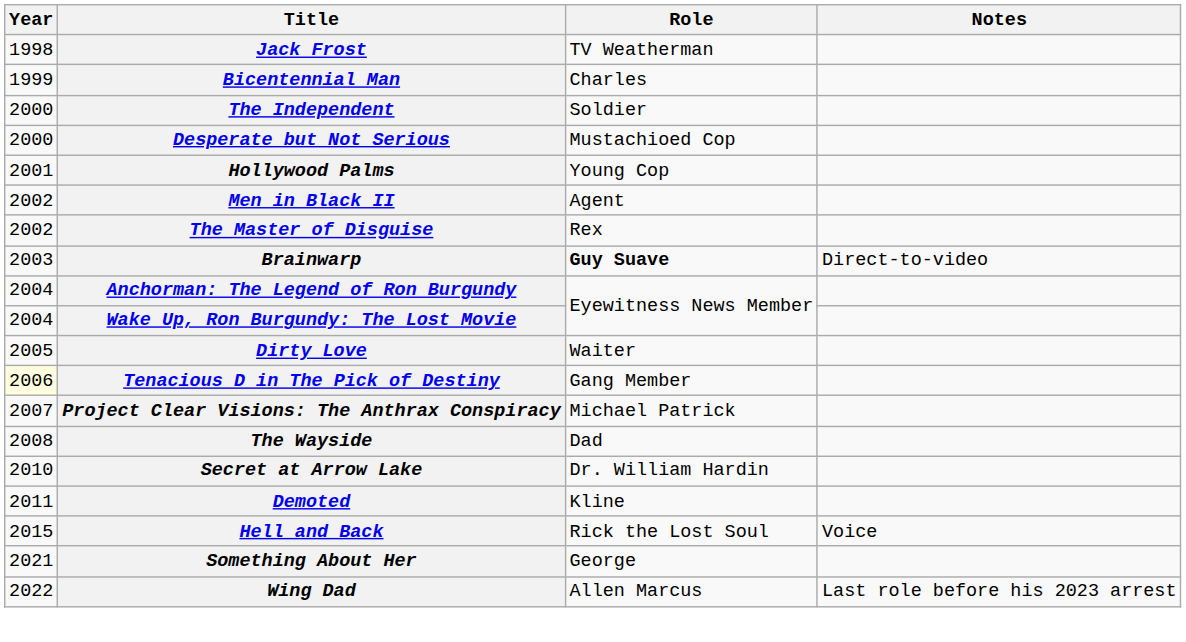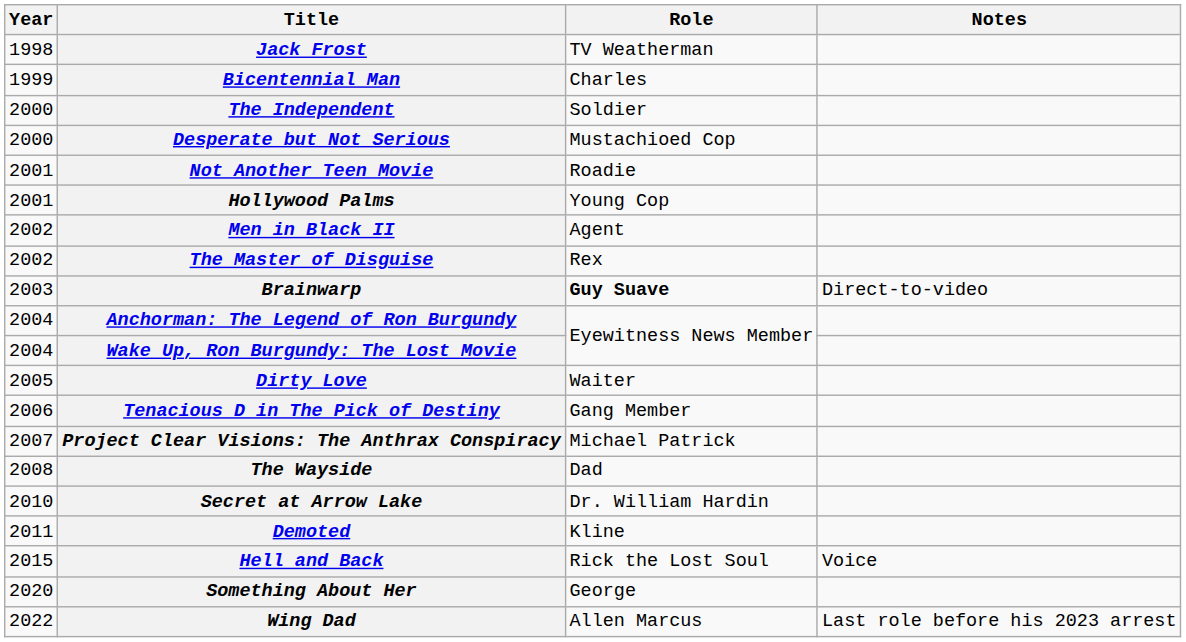+ row: (311, 170)
(31, 381) lightyellow background -> (31, 411) no background
(31, 561) 2021 -> (31, 591) 2020
